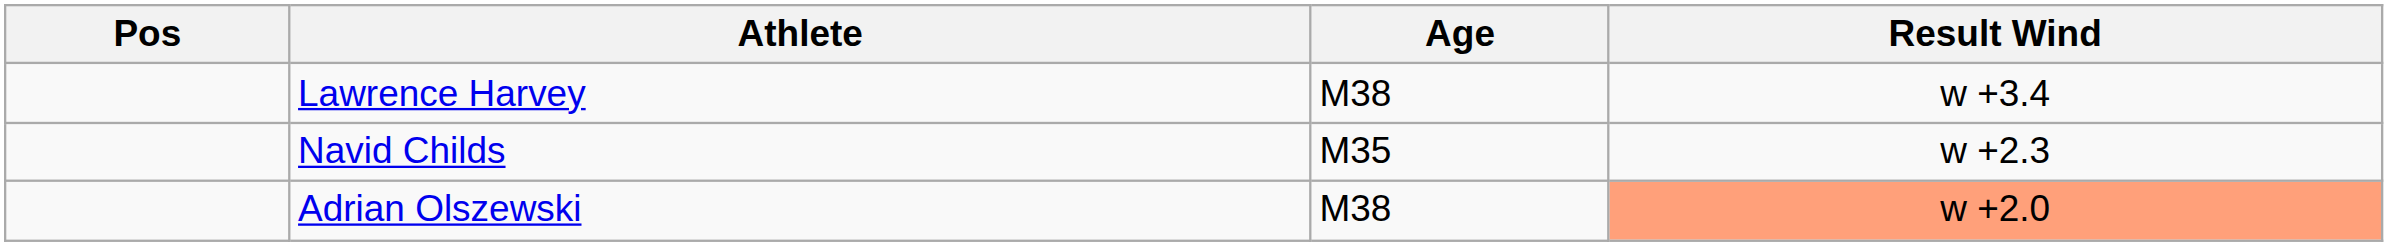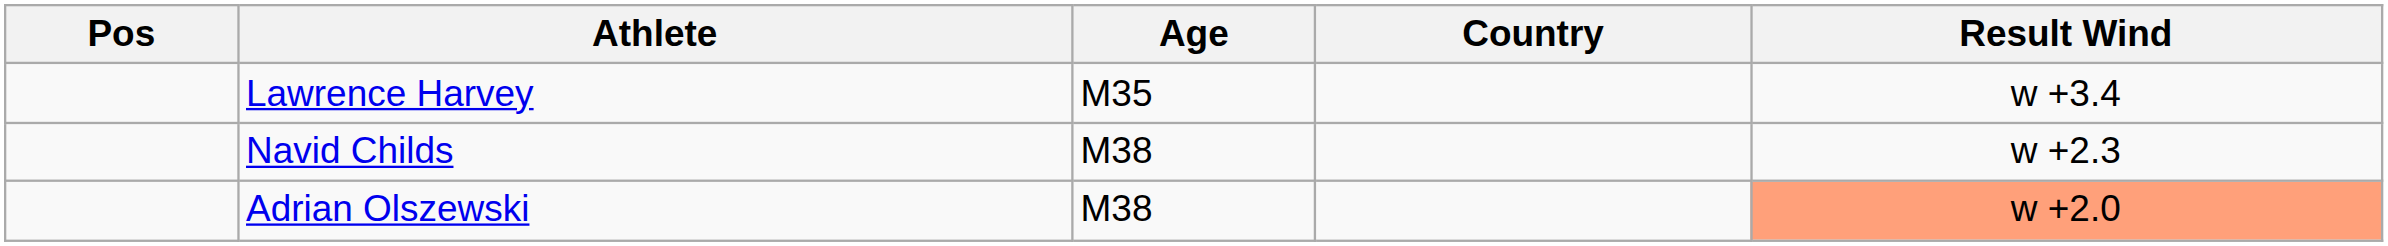+ column: (1533, 33)
(1355, 92) M38 -> (1116, 92) M35
(1355, 151) M35 -> (1116, 151) M38
